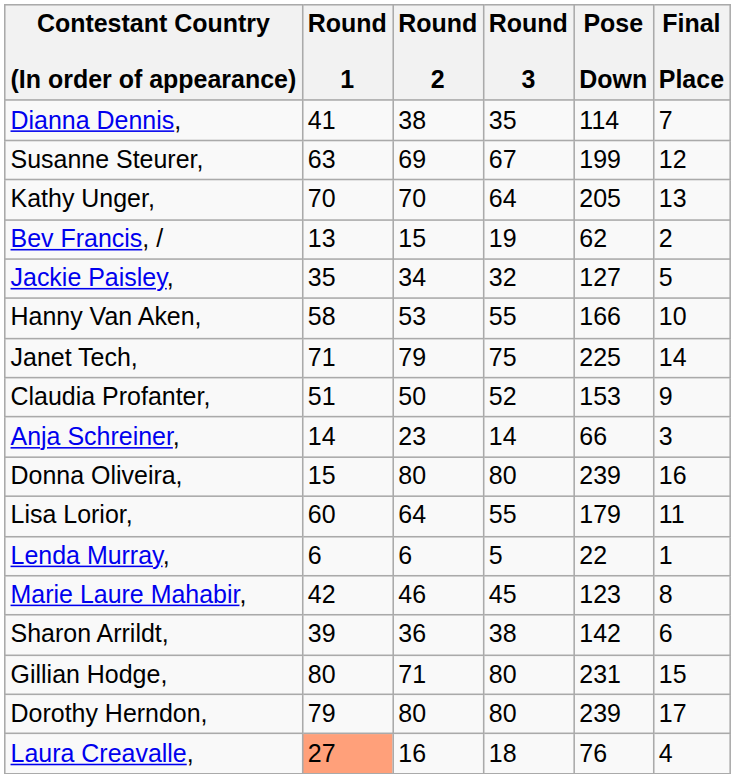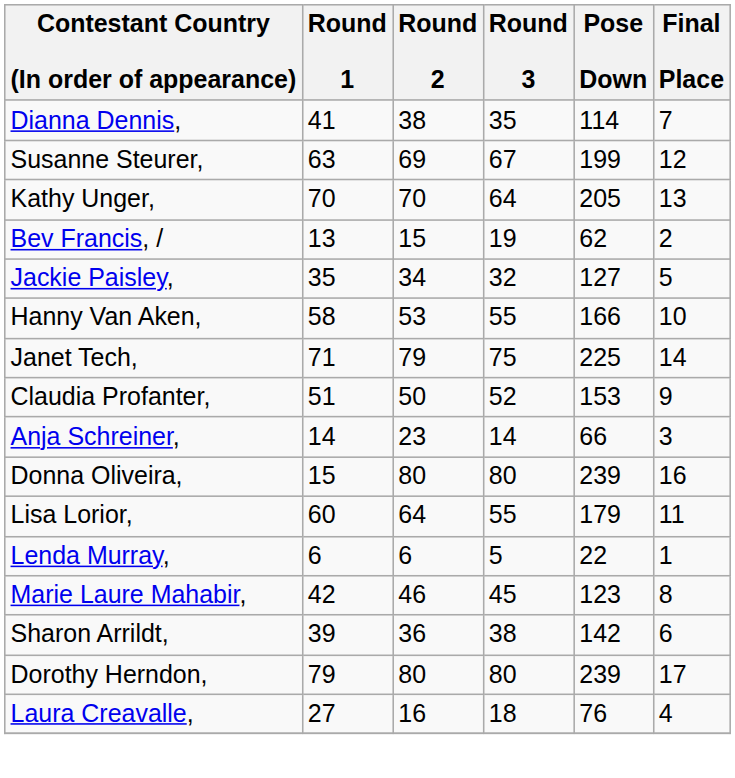- row: (89, 674)
(322, 753) lightsalmon background -> (322, 713) no background
